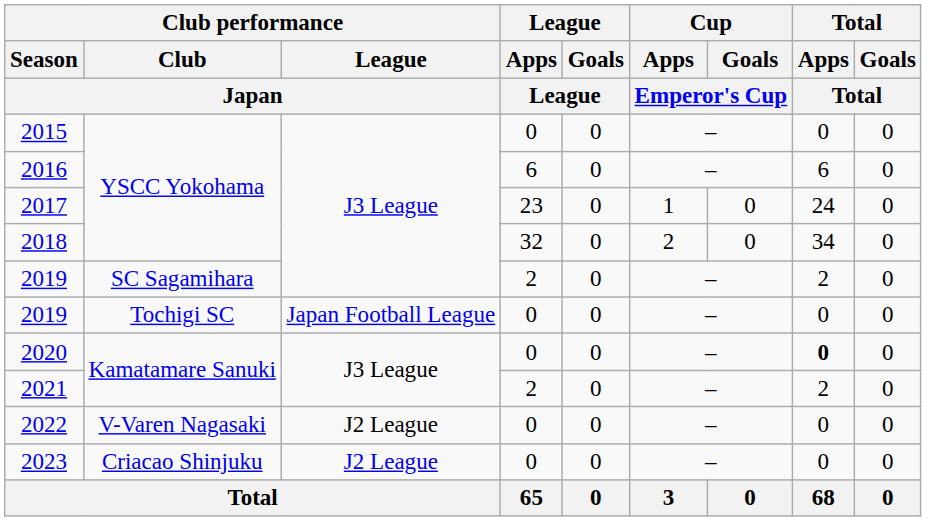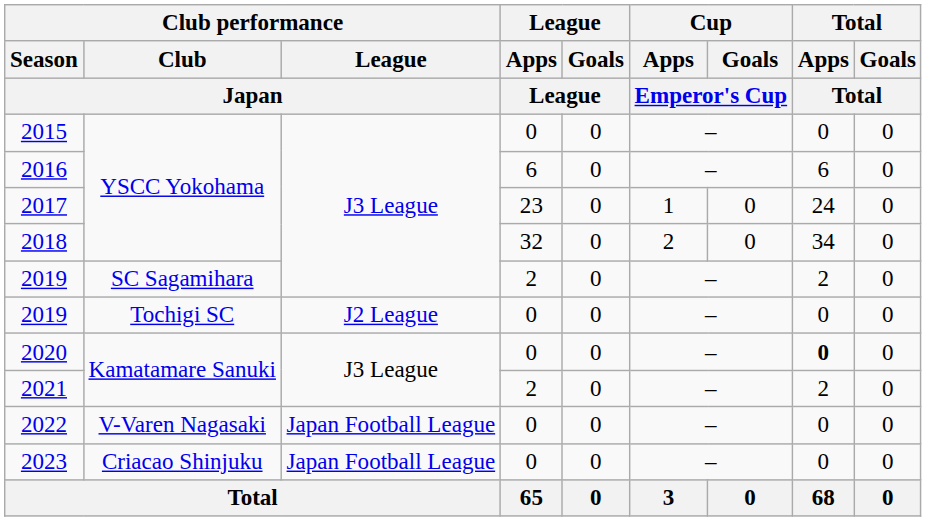(391, 315) Japan Football League -> (391, 315) J2 League
(391, 424) J2 League -> (391, 424) Japan Football League
(391, 461) J2 League -> (391, 461) Japan Football League
